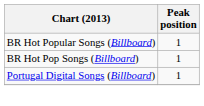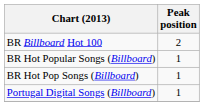+ row: (54, 42)
